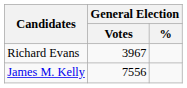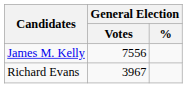rows swapped: (46, 72) <-> (43, 53)
